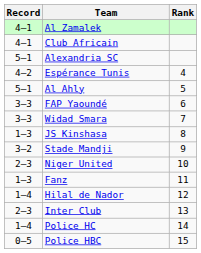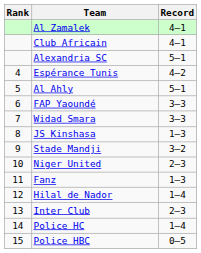columns swapped: (183, 12) <-> (23, 12)
